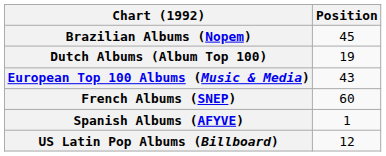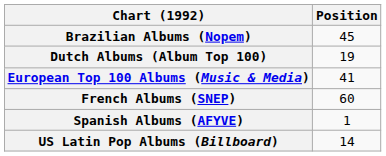(347, 78) 43 -> (347, 78) 41
(347, 141) 12 -> (347, 141) 14
